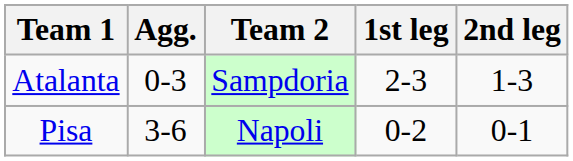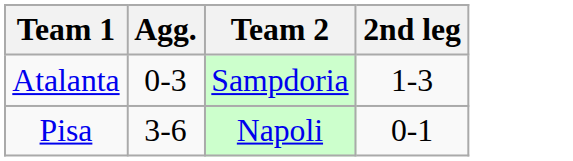- column: (406, 29)
